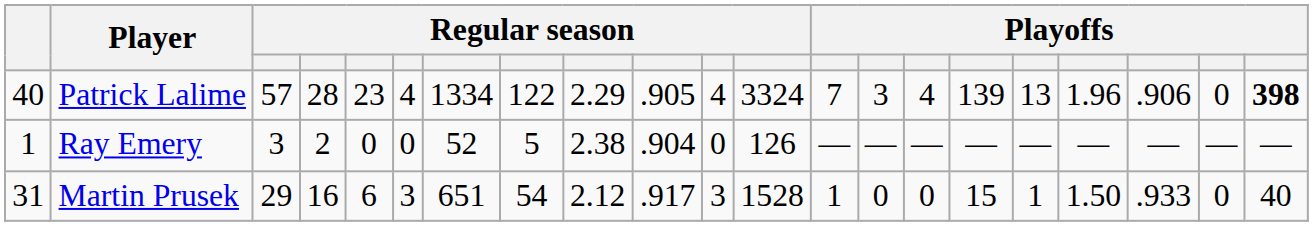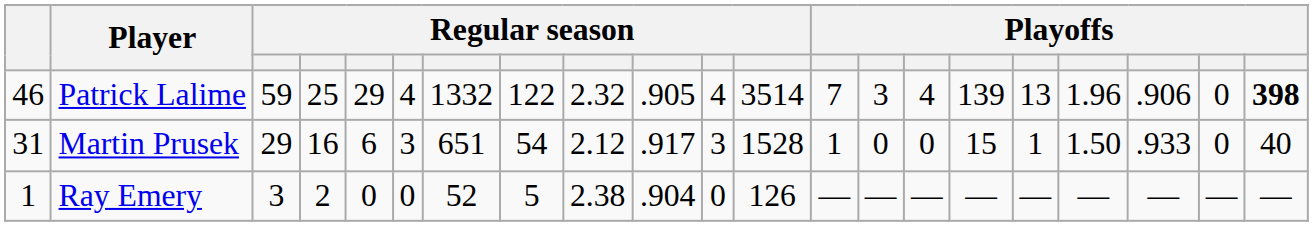(28, 94) 40 -> (28, 94) 46
(276, 94) 57 -> (276, 94) 59
(323, 94) 28 -> (323, 94) 25
(369, 94) 23 -> (369, 94) 29
(462, 94) 1334 -> (462, 94) 1332
(598, 94) 2.29 -> (598, 94) 2.32
(772, 94) 3324 -> (772, 94) 3514
rows swapped: (149, 194) <-> (130, 144)
